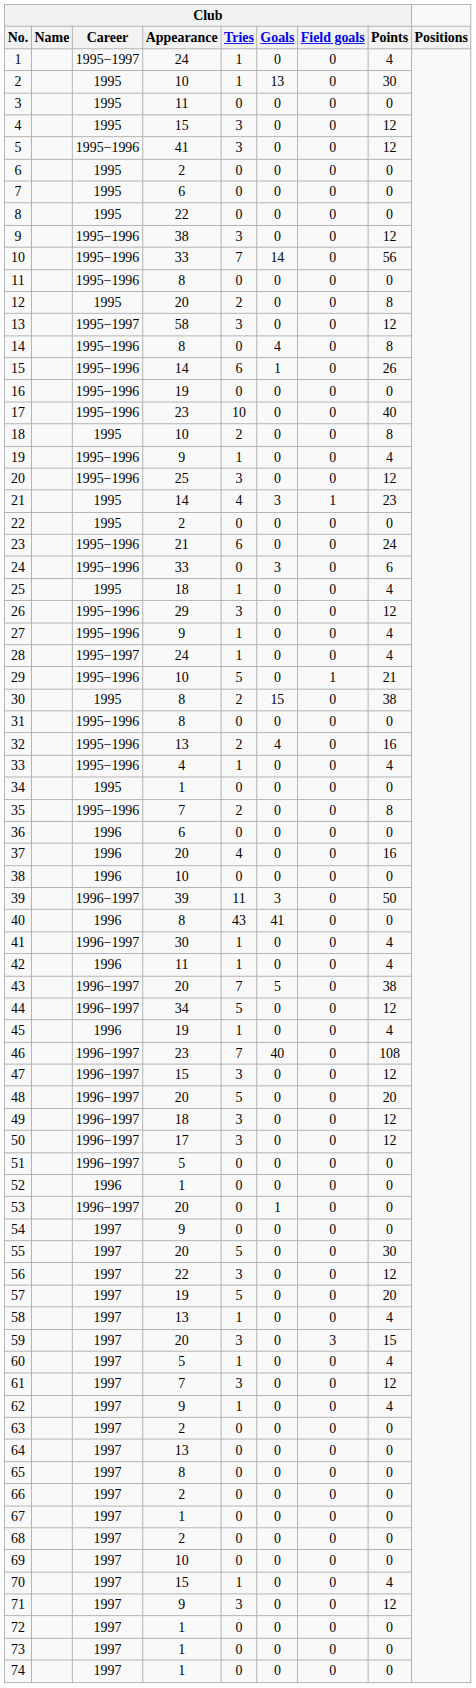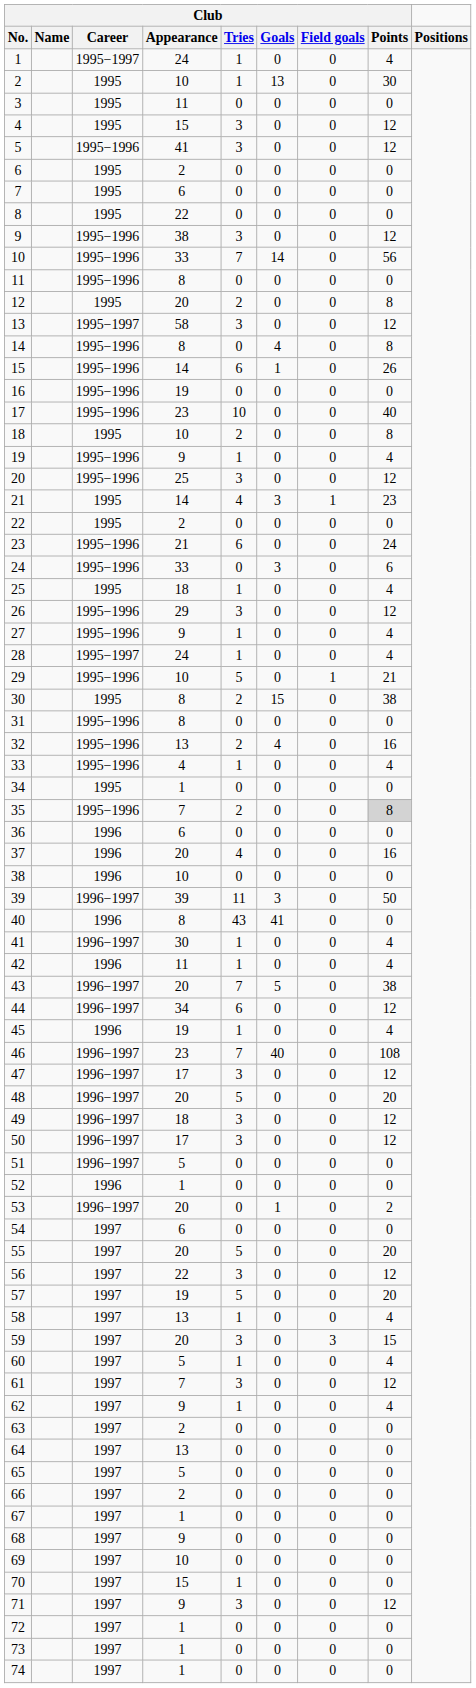(390, 810) no background -> (390, 810) lightgrey background
(239, 1008) 5 -> (239, 1008) 6
(182, 1075) 15 -> (182, 1075) 17
(390, 1207) 0 -> (390, 1207) 2
(182, 1229) 9 -> (182, 1229) 6
(390, 1251) 30 -> (390, 1251) 20
(182, 1472) 8 -> (182, 1472) 5
(182, 1538) 2 -> (182, 1538) 9
(390, 1582) 4 -> (390, 1582) 0
